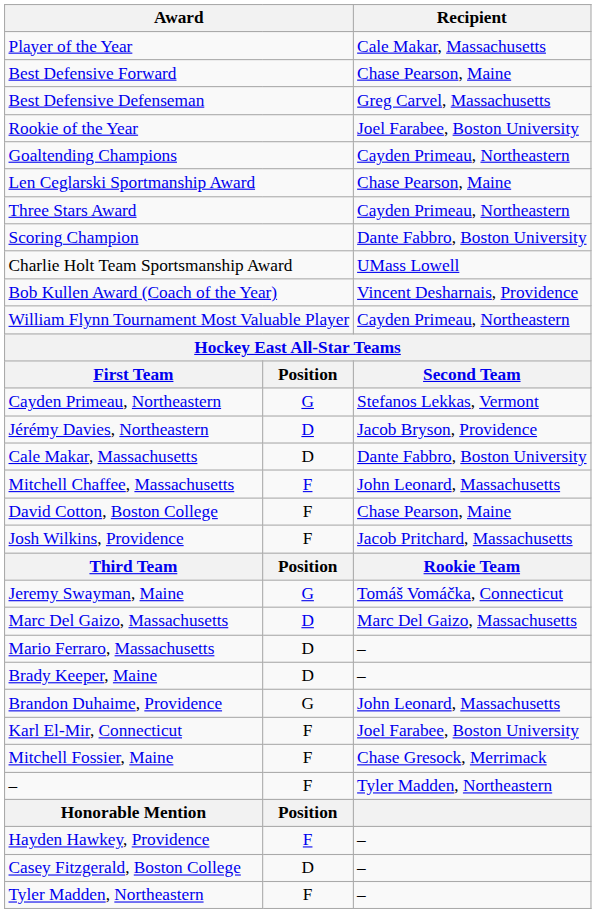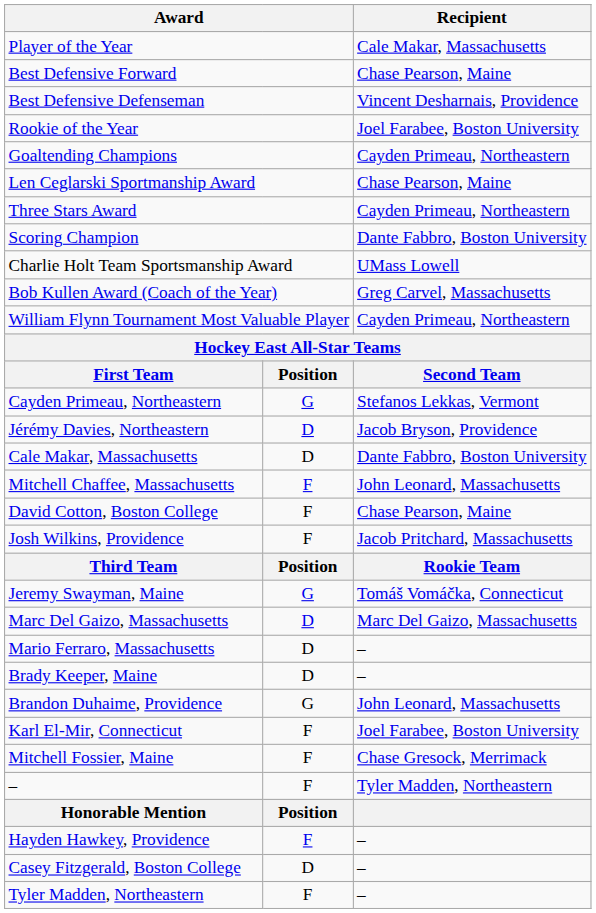(454, 100) Greg Carvel, Massachusetts -> (468, 100) Vincent Desharnais, Providence
(468, 292) Vincent Desharnais, Providence -> (454, 292) Greg Carvel, Massachusetts
